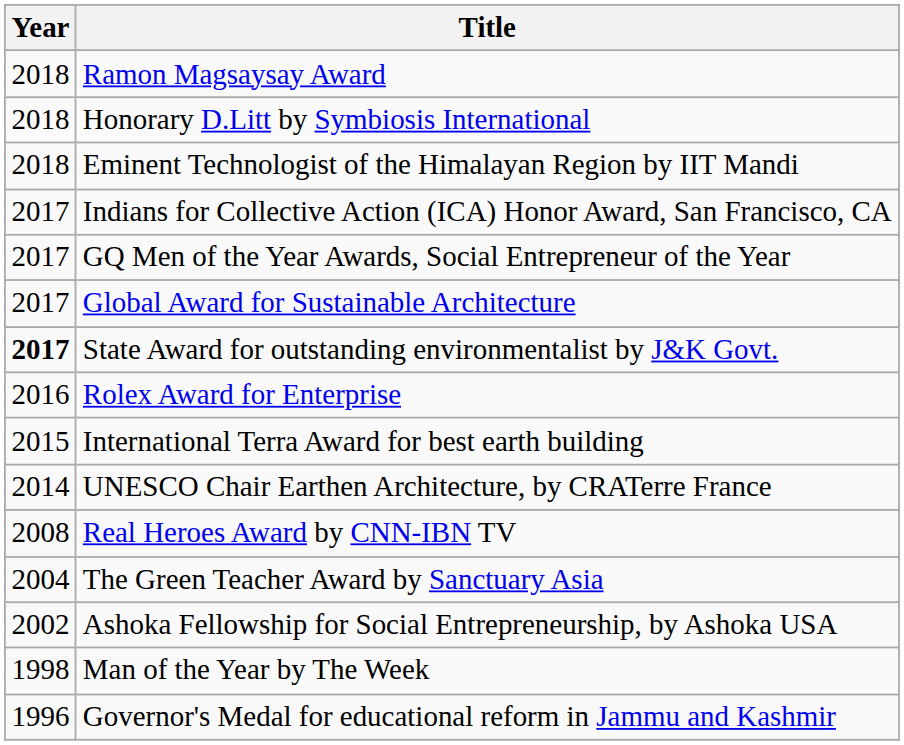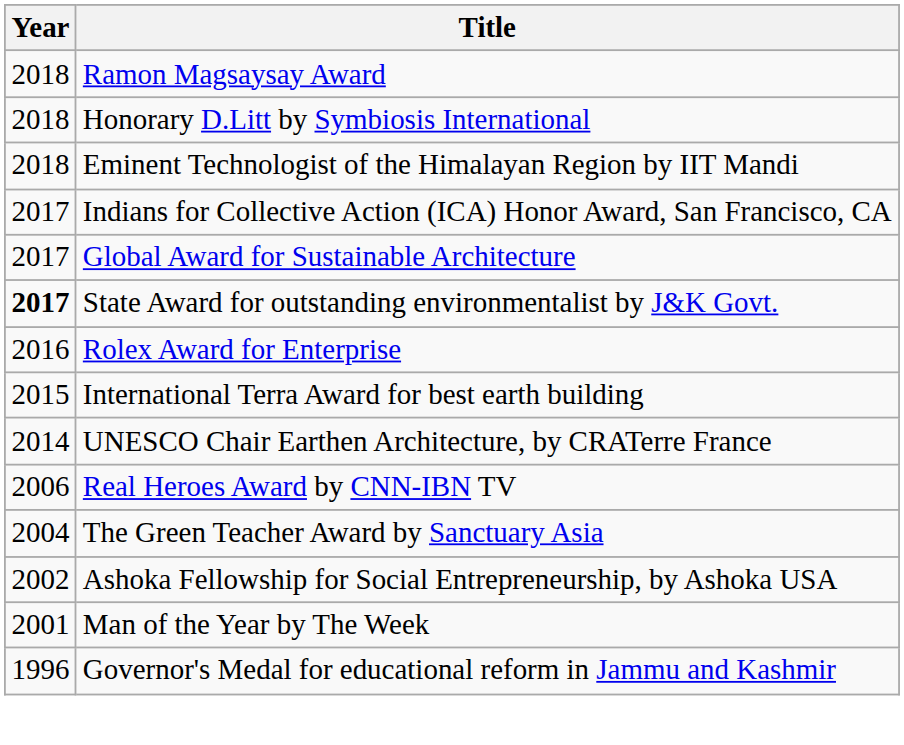- row: (437, 257)
(41, 532) 2008 -> (41, 486) 2006
(41, 670) 1998 -> (41, 624) 2001
